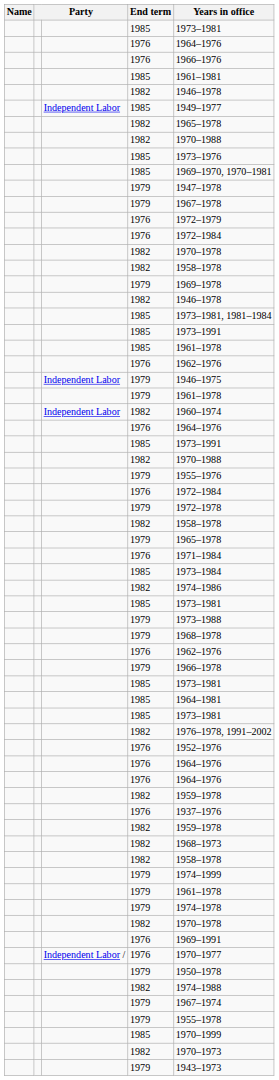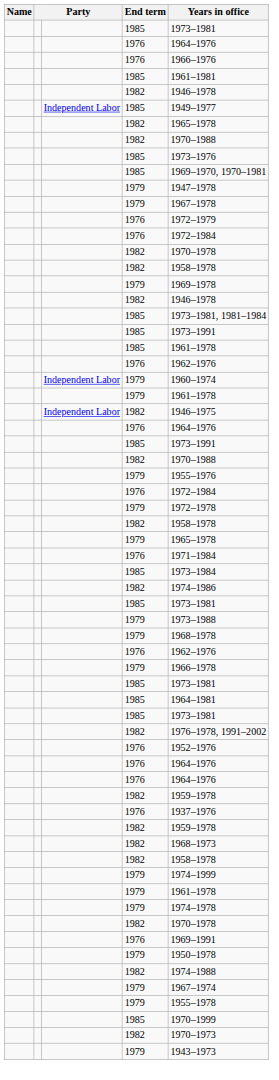(199, 380) 1946–1975 -> (193, 380) 1960–1974
(199, 412) 1960–1974 -> (193, 412) 1946–1975
- row: (85, 955)
